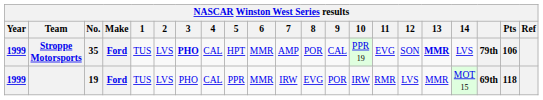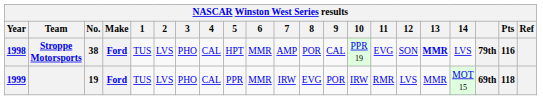(16, 52) 1999 -> (16, 52) 1998
(93, 52) 35 -> (93, 52) 38
(188, 52) bold -> (187, 52) normal
(510, 52) 106 -> (508, 52) 116
